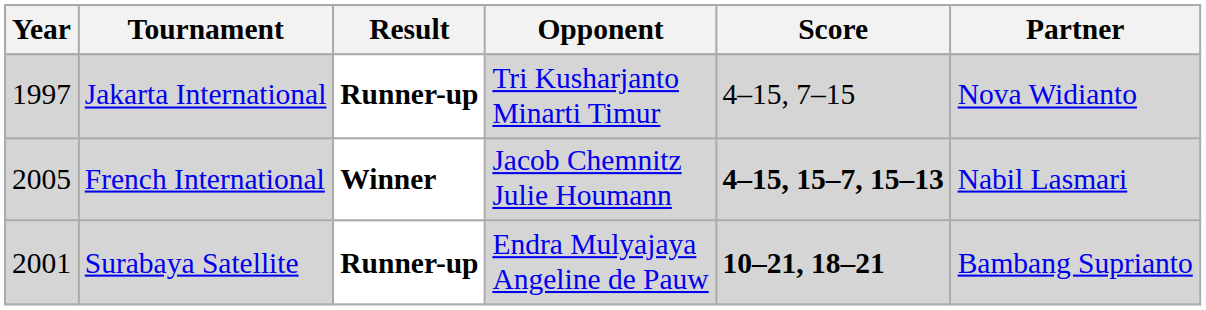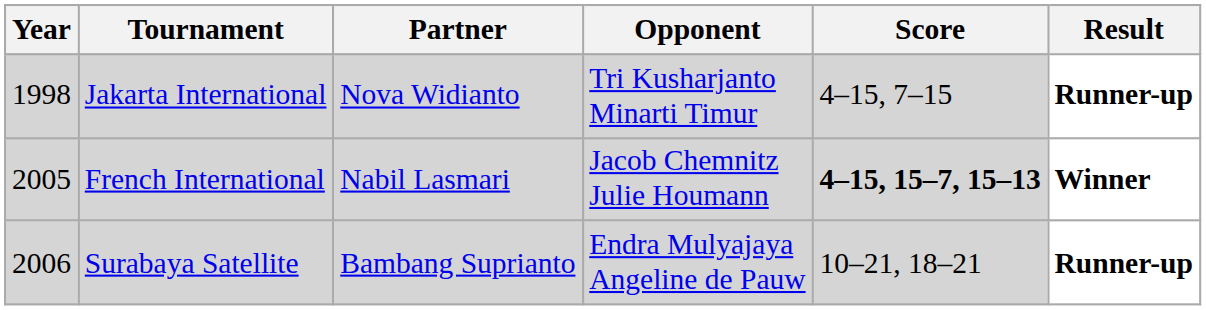columns swapped: (1075, 29) <-> (409, 29)
(41, 95) 1997 -> (41, 95) 1998
(41, 262) 2001 -> (41, 262) 2006
(804, 262) bold -> (901, 262) normal
